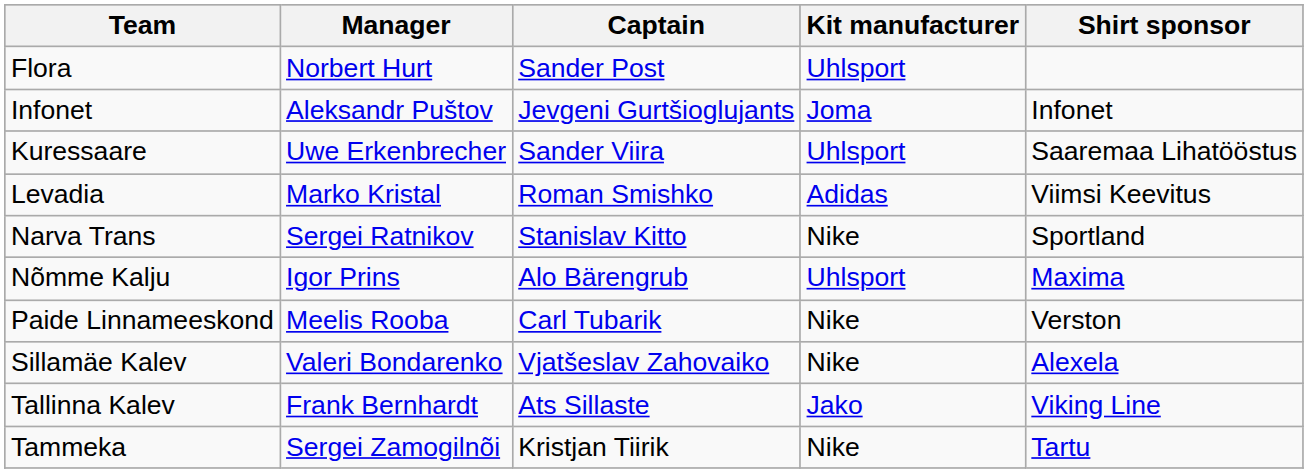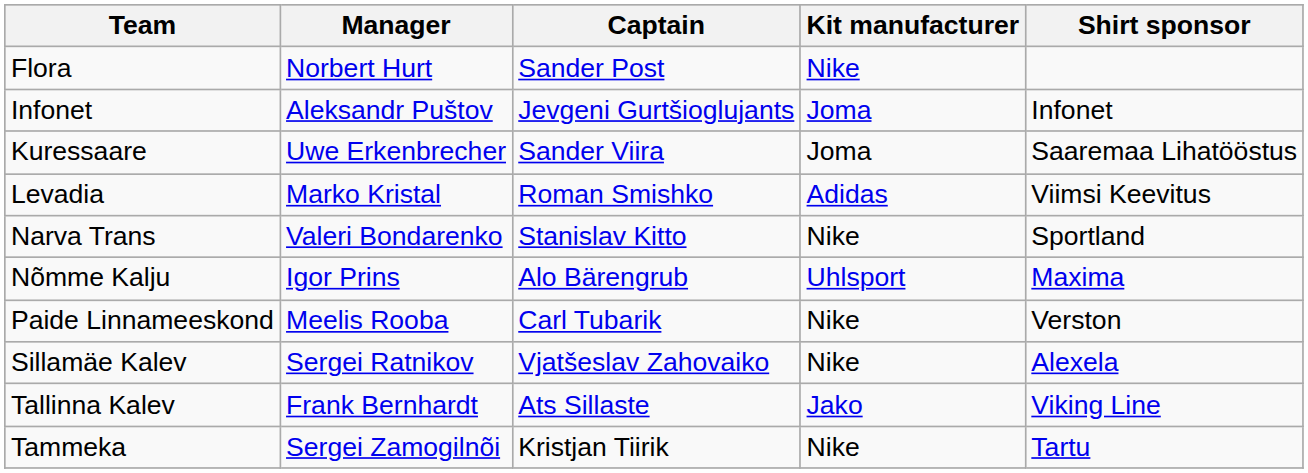(856, 67) Uhlsport -> (833, 67) Nike
(856, 151) Uhlsport -> (839, 151) Joma
(380, 236) Sergei Ratnikov -> (394, 236) Valeri Bondarenko
(394, 362) Valeri Bondarenko -> (380, 362) Sergei Ratnikov
